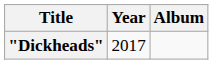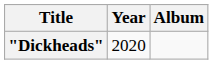(129, 45) 2017 -> (129, 45) 2020
